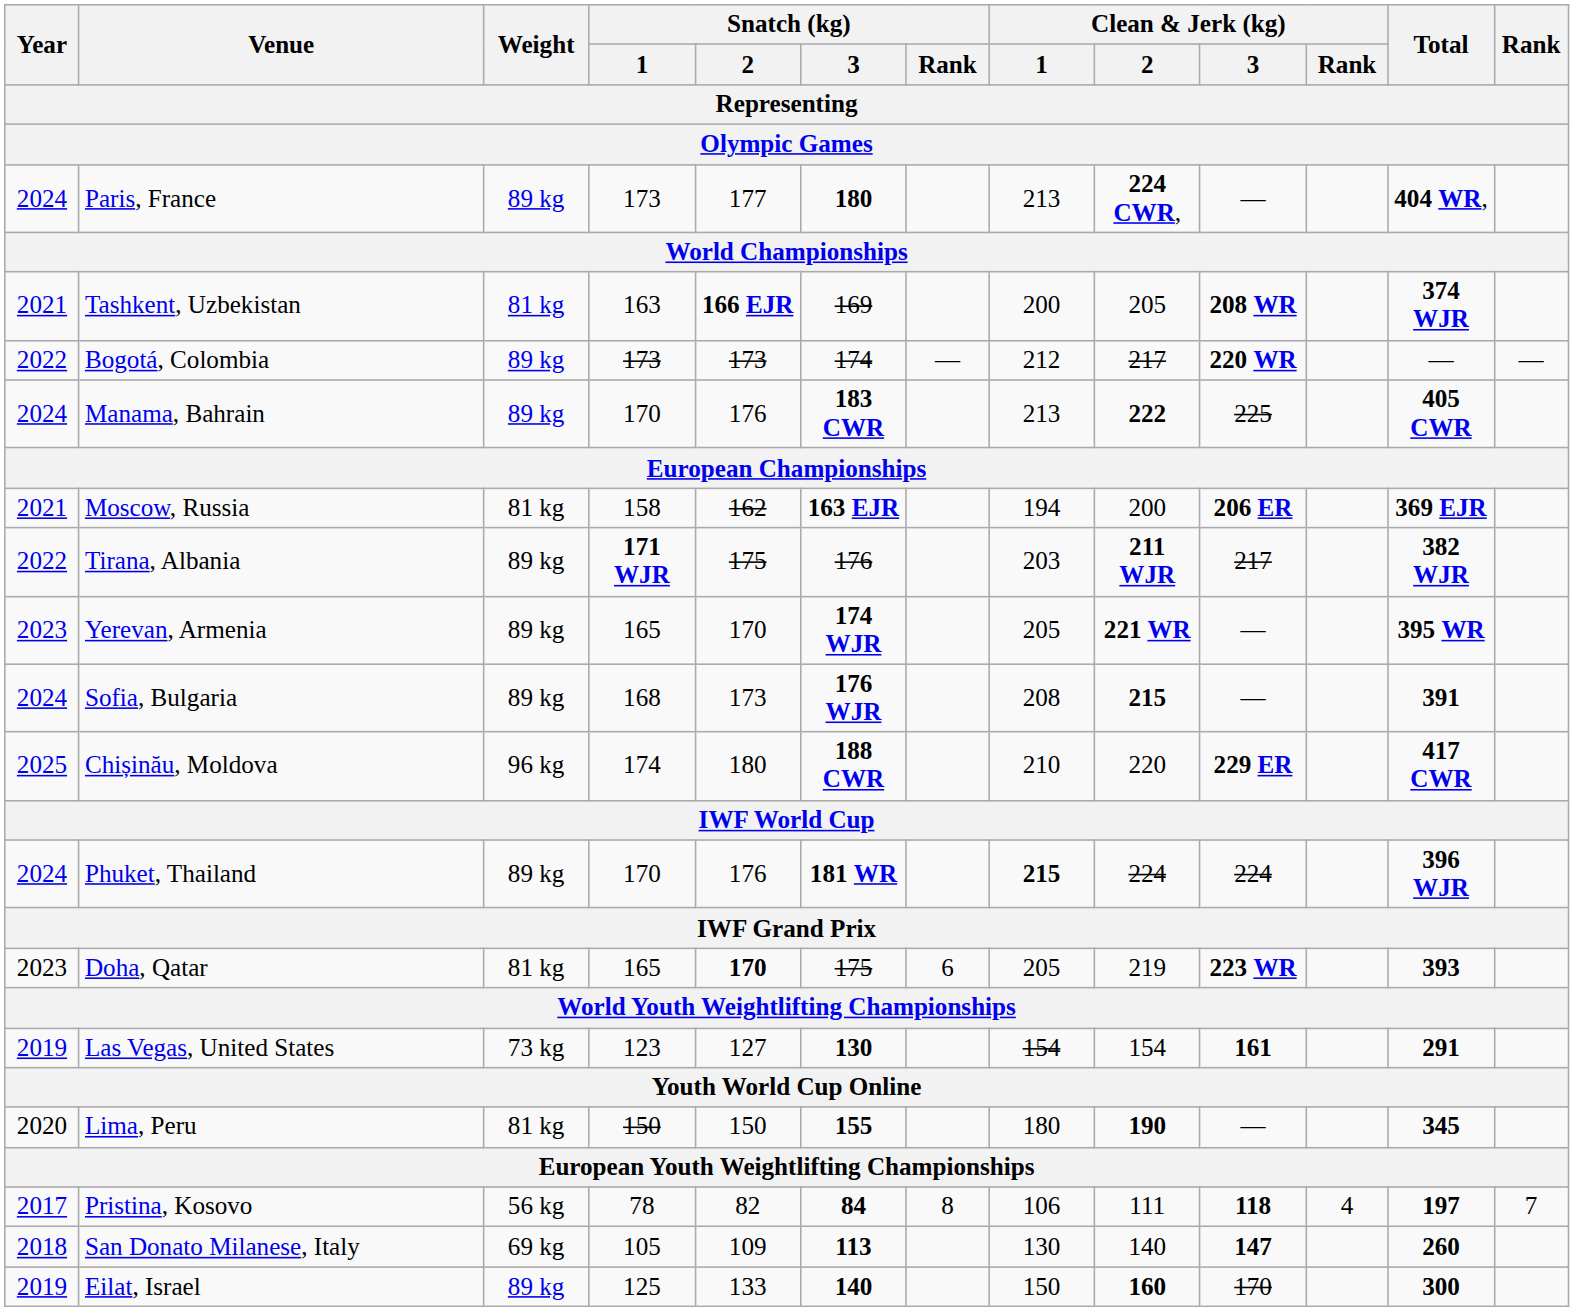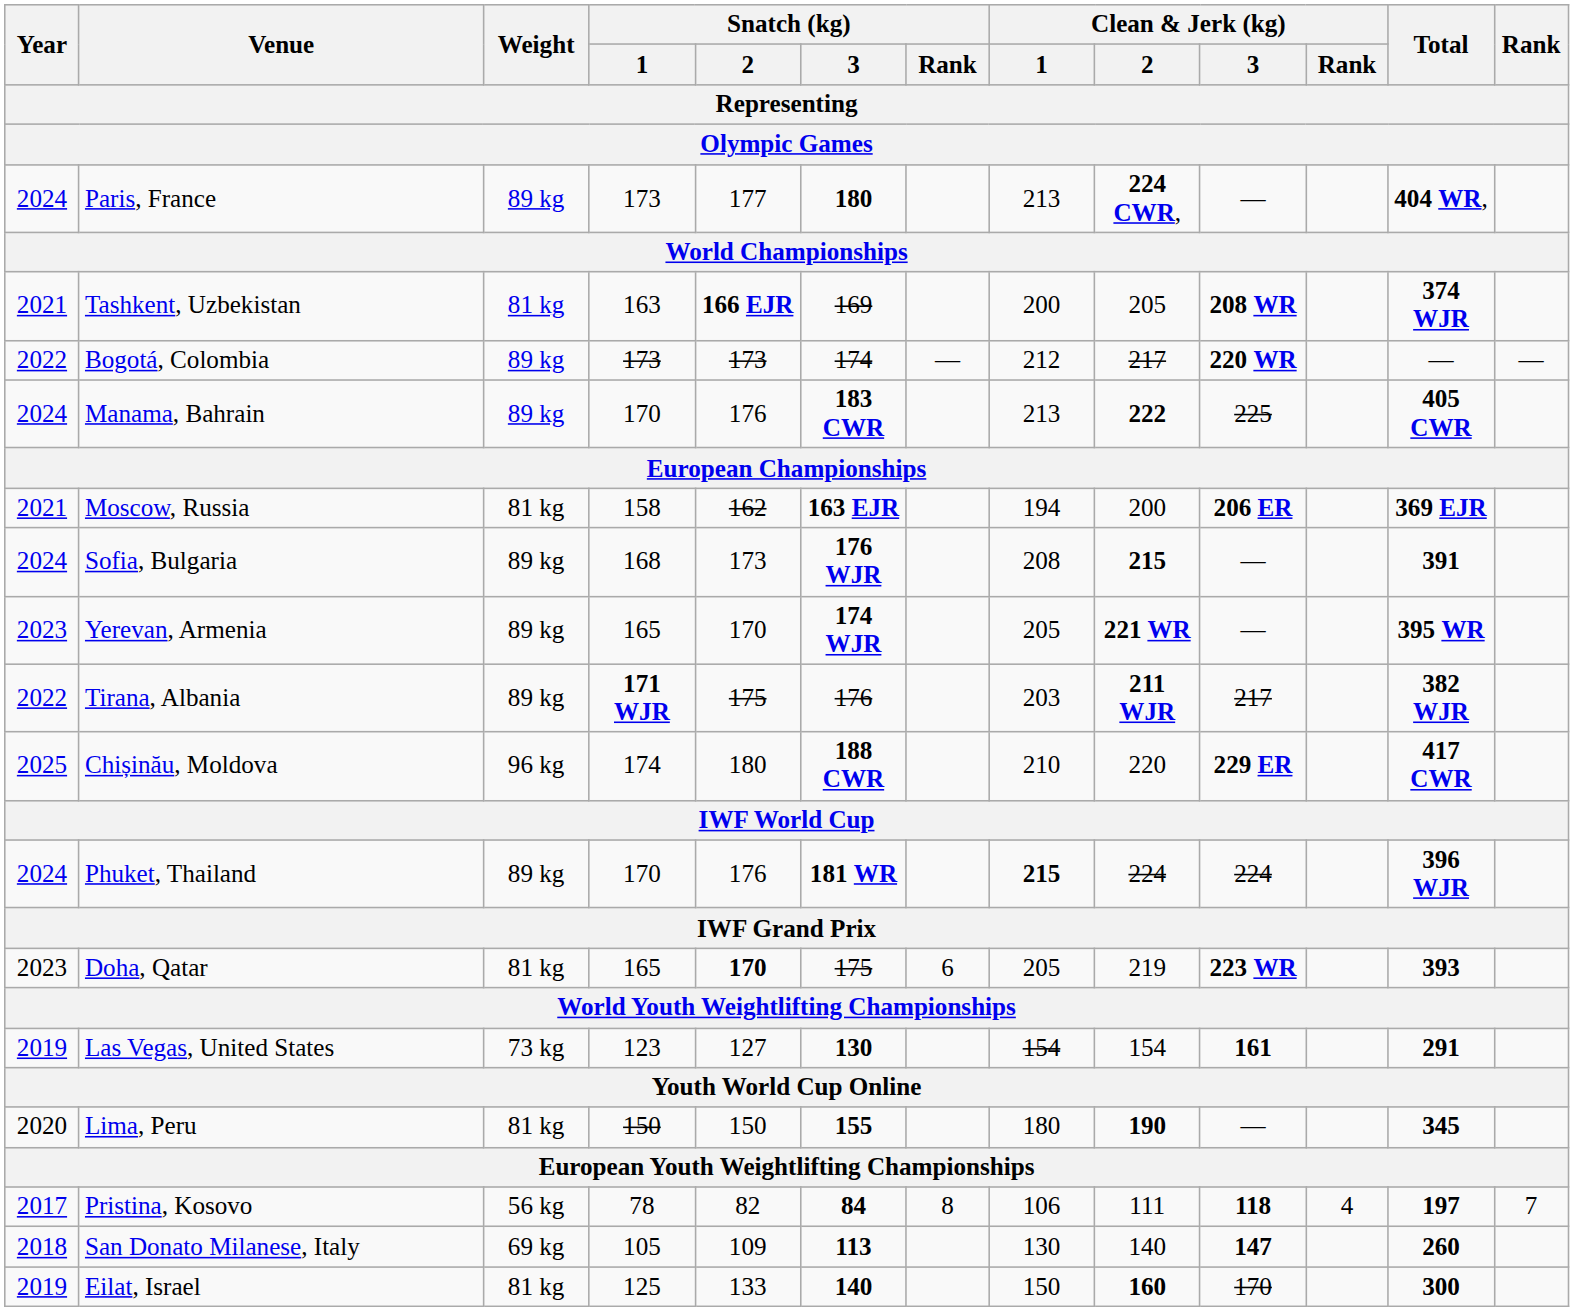rows swapped: (163, 561) <-> (161, 697)
(536, 1286) 89 kg -> (536, 1286) 81 kg
